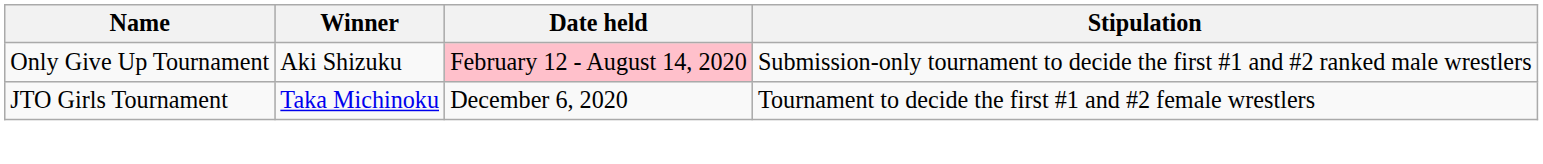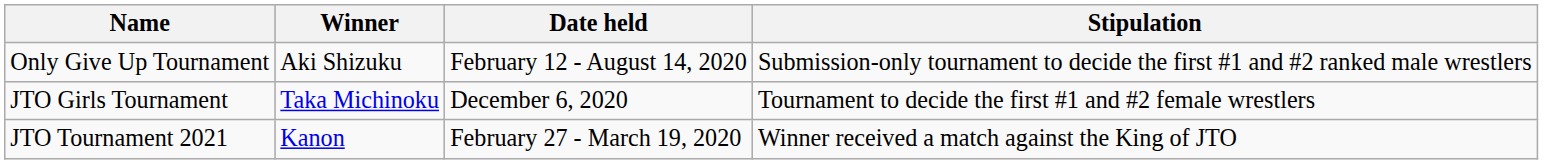(598, 61) pink background -> (598, 61) no background
+ row: (119, 138)
